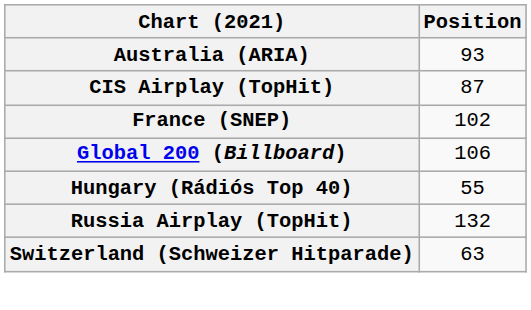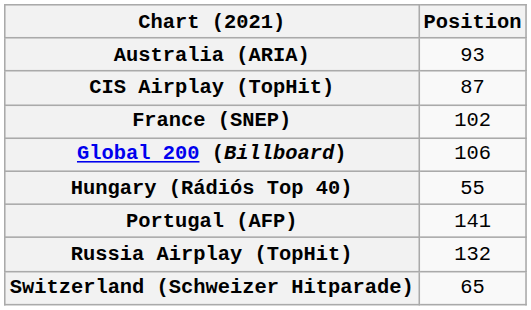+ row: (212, 221)
(473, 254) 63 -> (473, 288) 65
